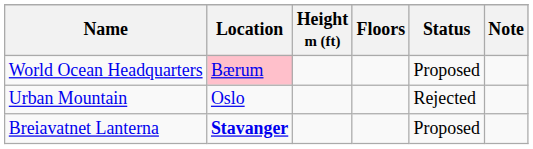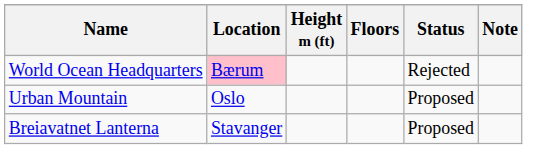(447, 69) Proposed -> (439, 69) Rejected
(445, 99) Rejected -> (441, 99) Proposed
(250, 128) bold -> (247, 128) normal
